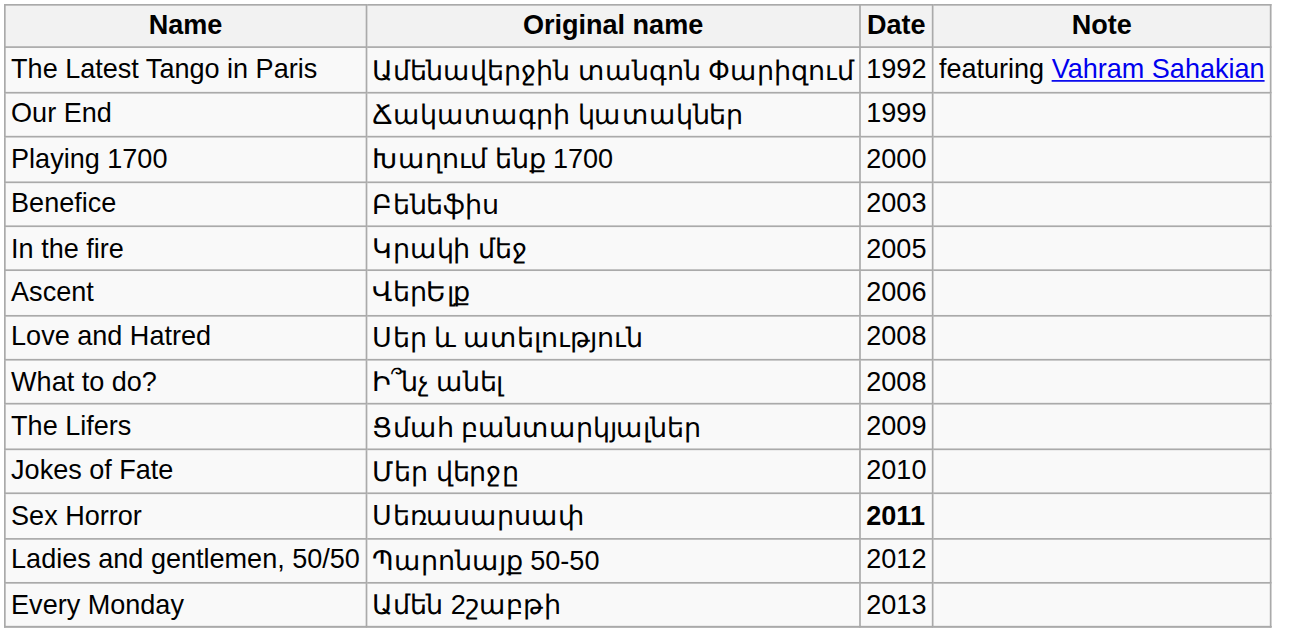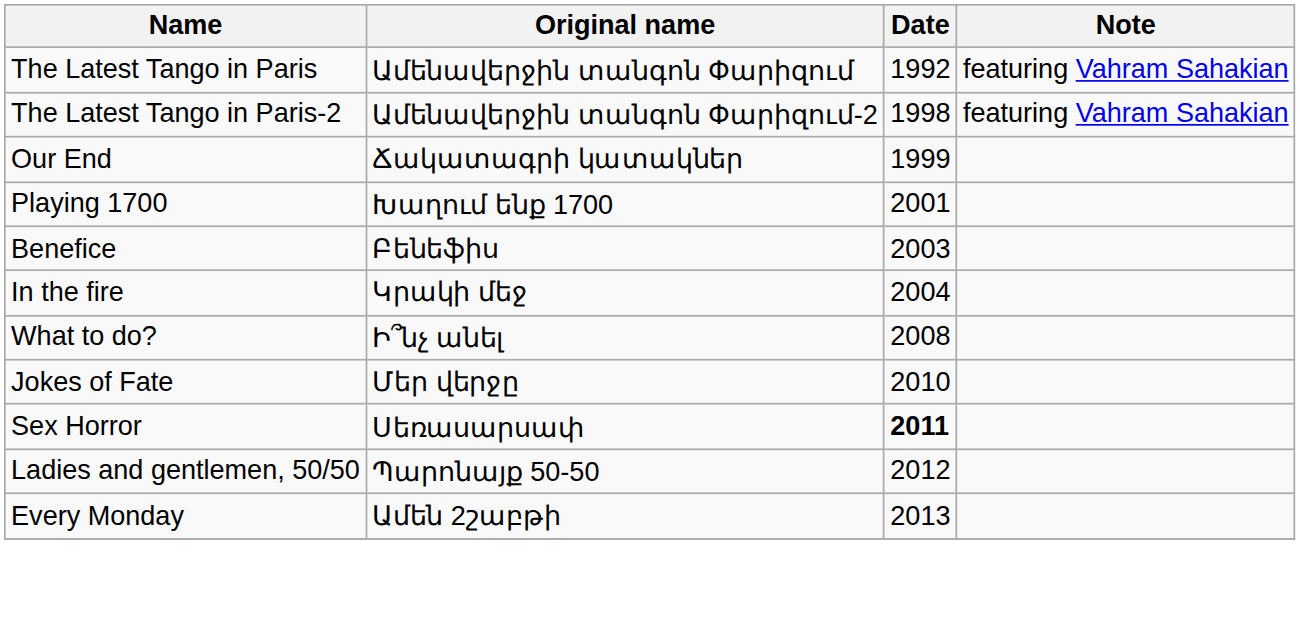+ row: (176, 114)
(896, 158) 2000 -> (920, 203) 2001
(896, 247) 2005 -> (920, 292) 2004
- row: (52, 292)
- row: (111, 337)
- row: (71, 426)
